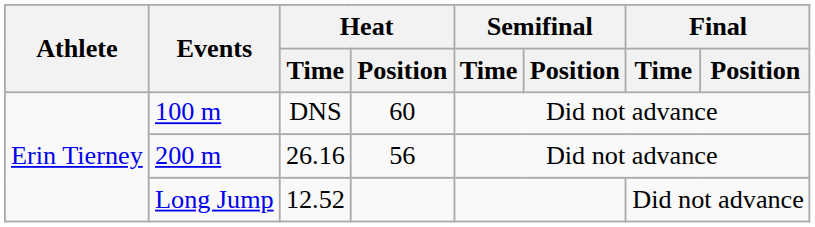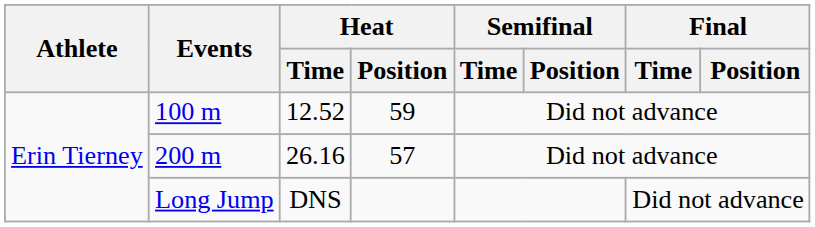(315, 112) DNS -> (315, 112) 12.52
(402, 112) 60 -> (402, 112) 59
(402, 156) 56 -> (402, 156) 57
(315, 199) 12.52 -> (315, 199) DNS
